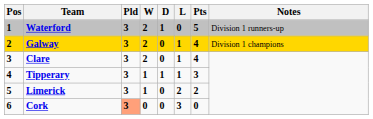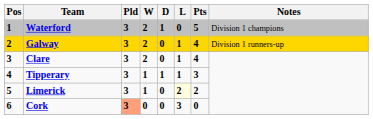(248, 28) Division 1 runners-up -> (248, 28) Division 1 champions
(248, 44) Division 1 champions -> (248, 44) Division 1 runners-up
(179, 91) no background -> (179, 91) lightyellow background
